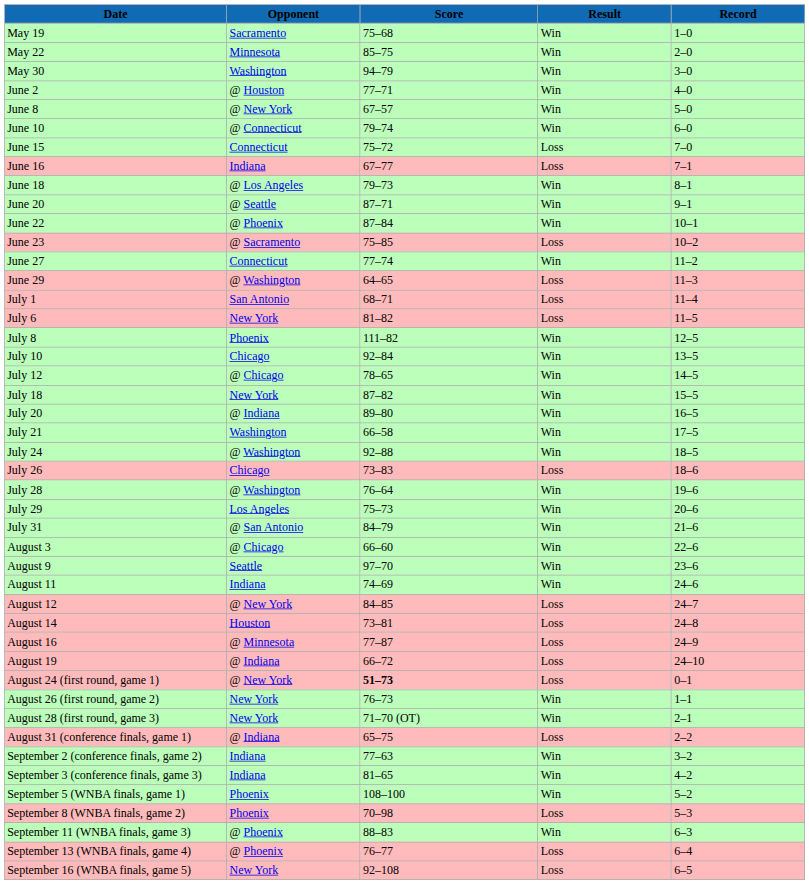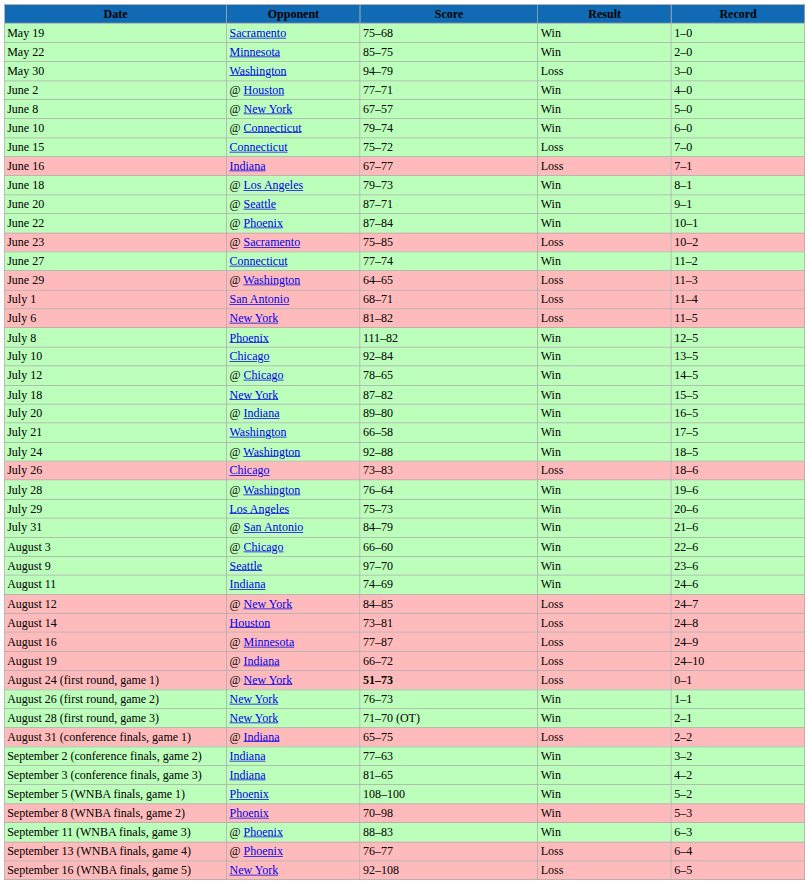(551, 71) Win -> (552, 71) Loss
(552, 813) Loss -> (551, 813) Win
